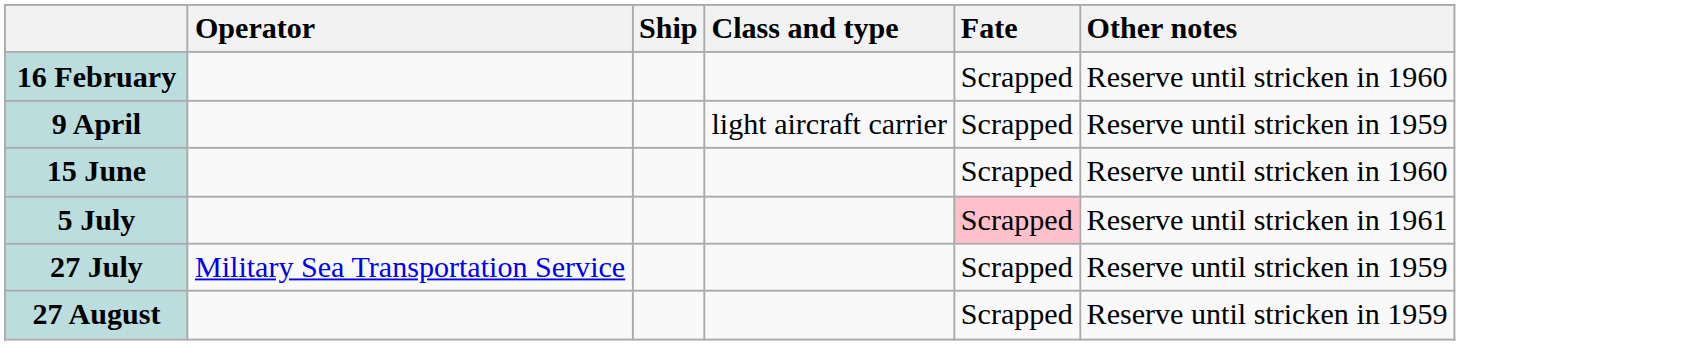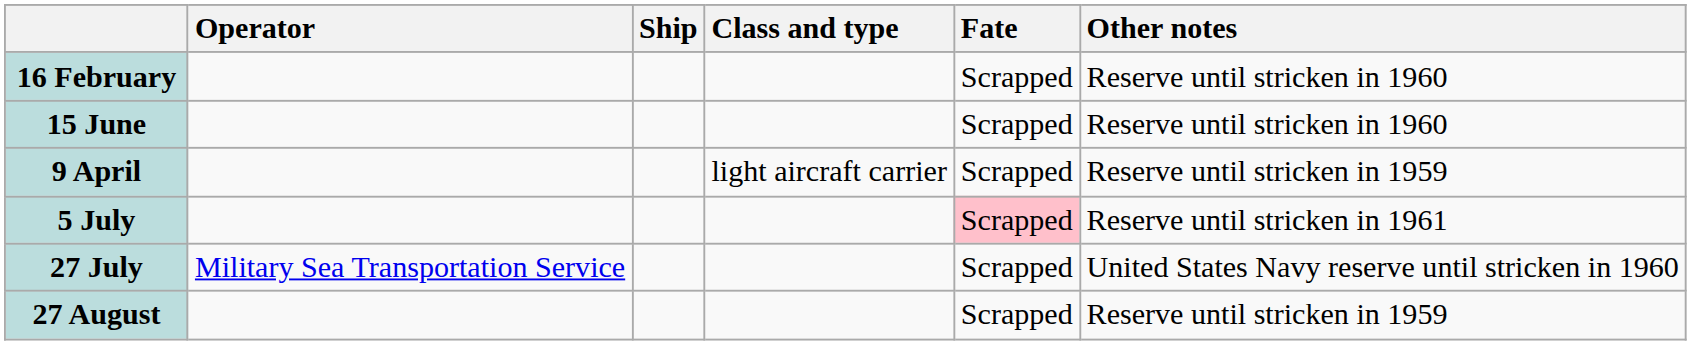rows swapped: (96, 123) <-> (96, 171)
(1267, 266) Reserve until stricken in 1959 -> (1383, 266) United States Navy reserve until stricken in 1960
